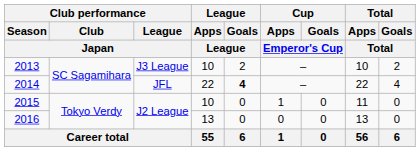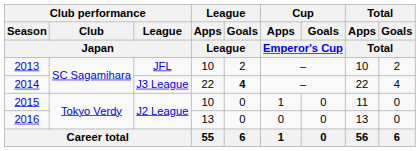(162, 66) J3 League -> (162, 66) JFL
(162, 84) JFL -> (162, 84) J3 League
